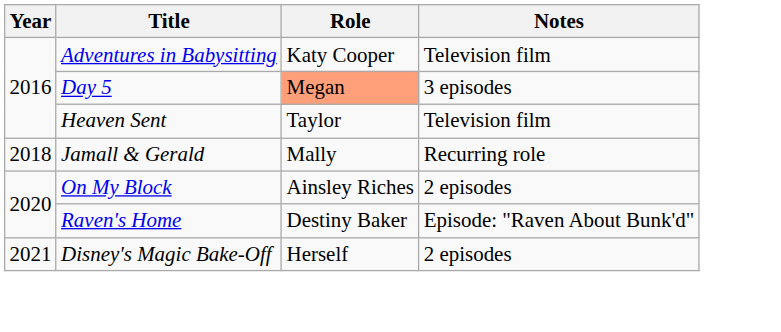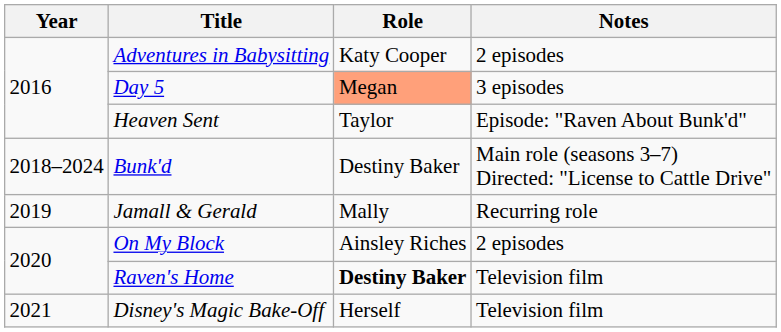(487, 54) Television film -> (520, 54) 2 episodes
(487, 120) Television film -> (611, 120) Episode: "Raven About Bunk'd"
+ row: (142, 165)
(30, 154) 2018 -> (30, 210) 2019
(347, 220) normal -> (403, 277) bold
(559, 220) Episode: "Raven About Bunk'd" -> (540, 277) Television film
(468, 253) 2 episodes -> (540, 310) Television film
